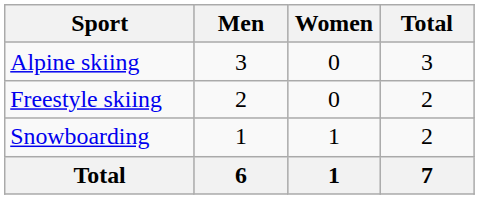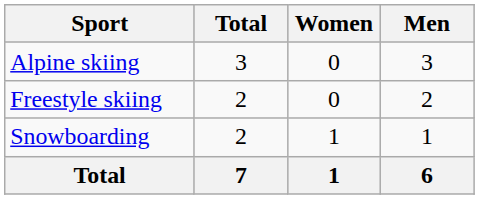columns swapped: (241, 23) <-> (427, 23)
